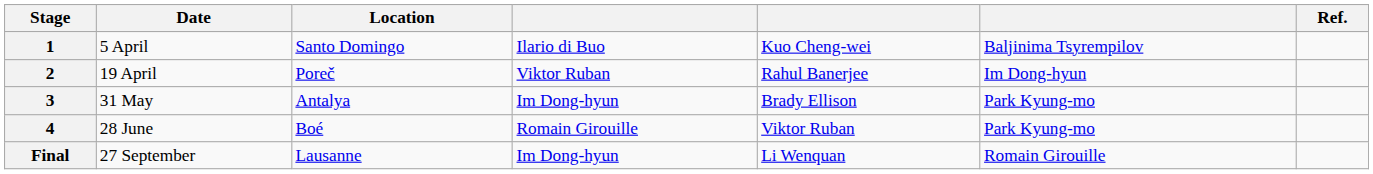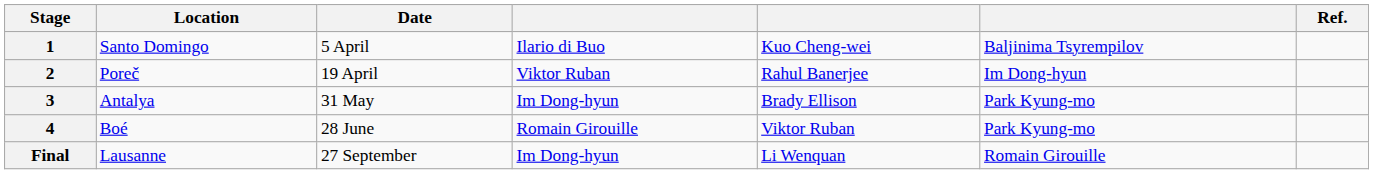columns swapped: (194, 18) <-> (402, 18)
